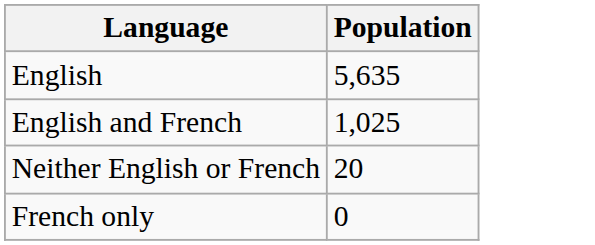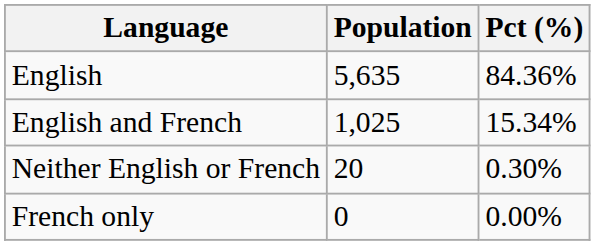+ column: (534, 27)
